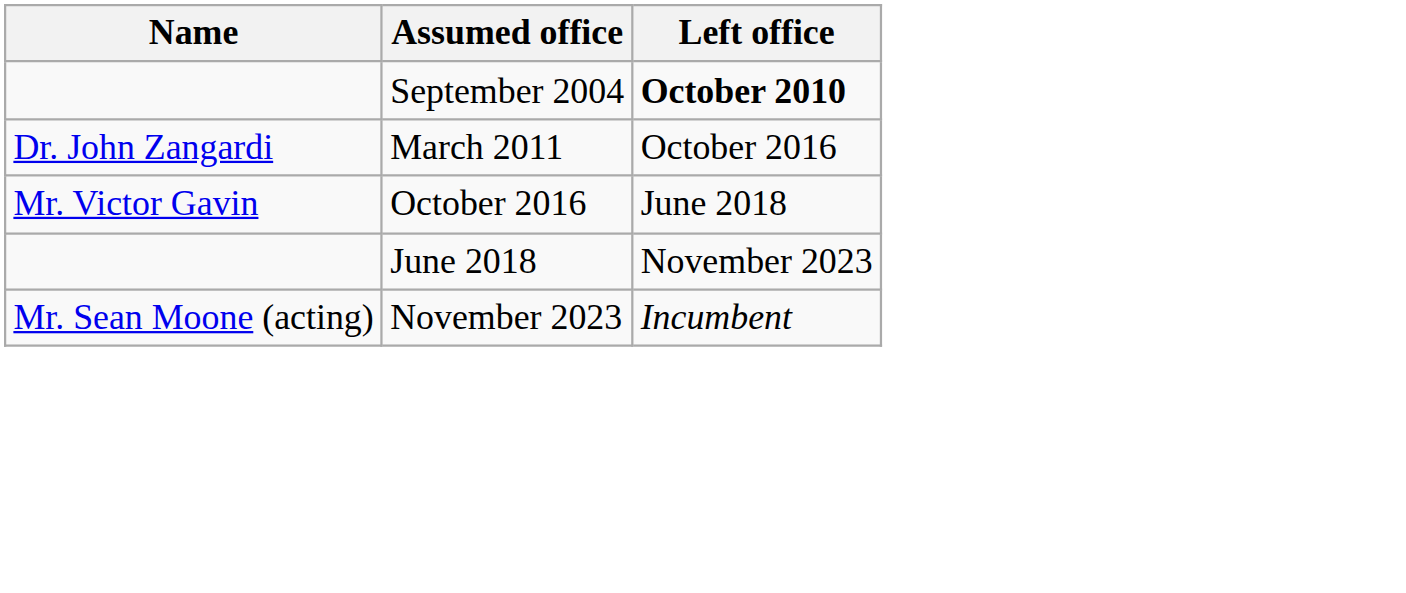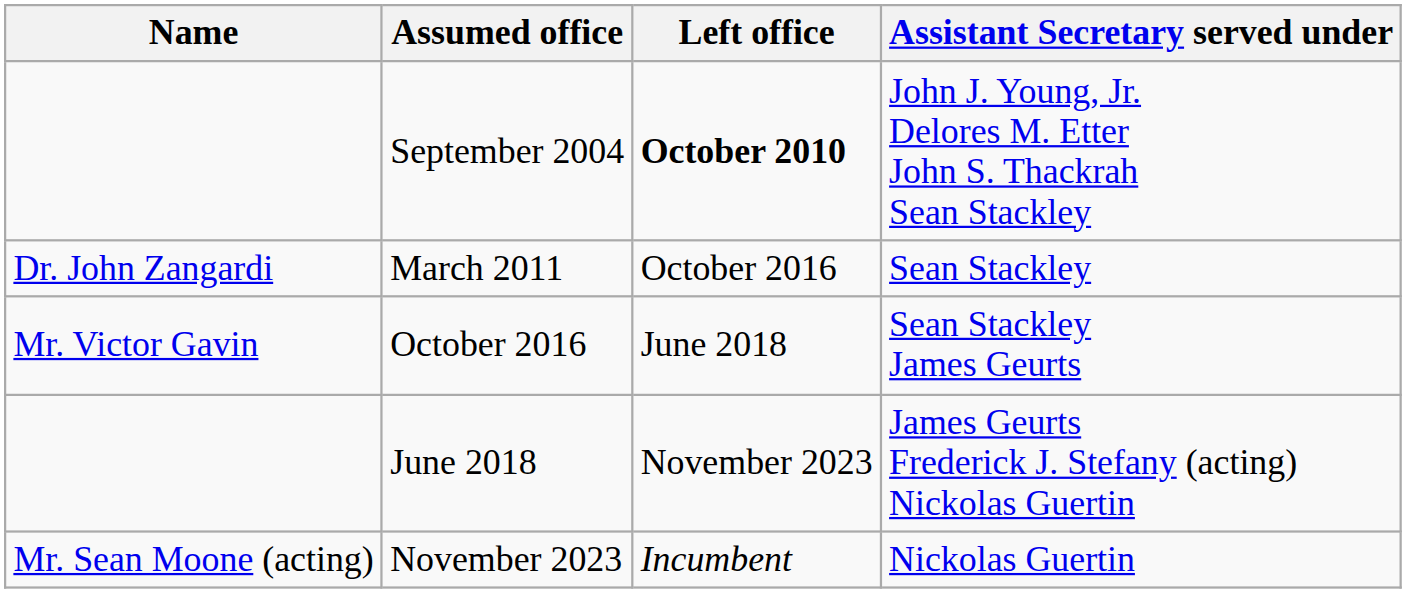+ column: (1141, 32)
